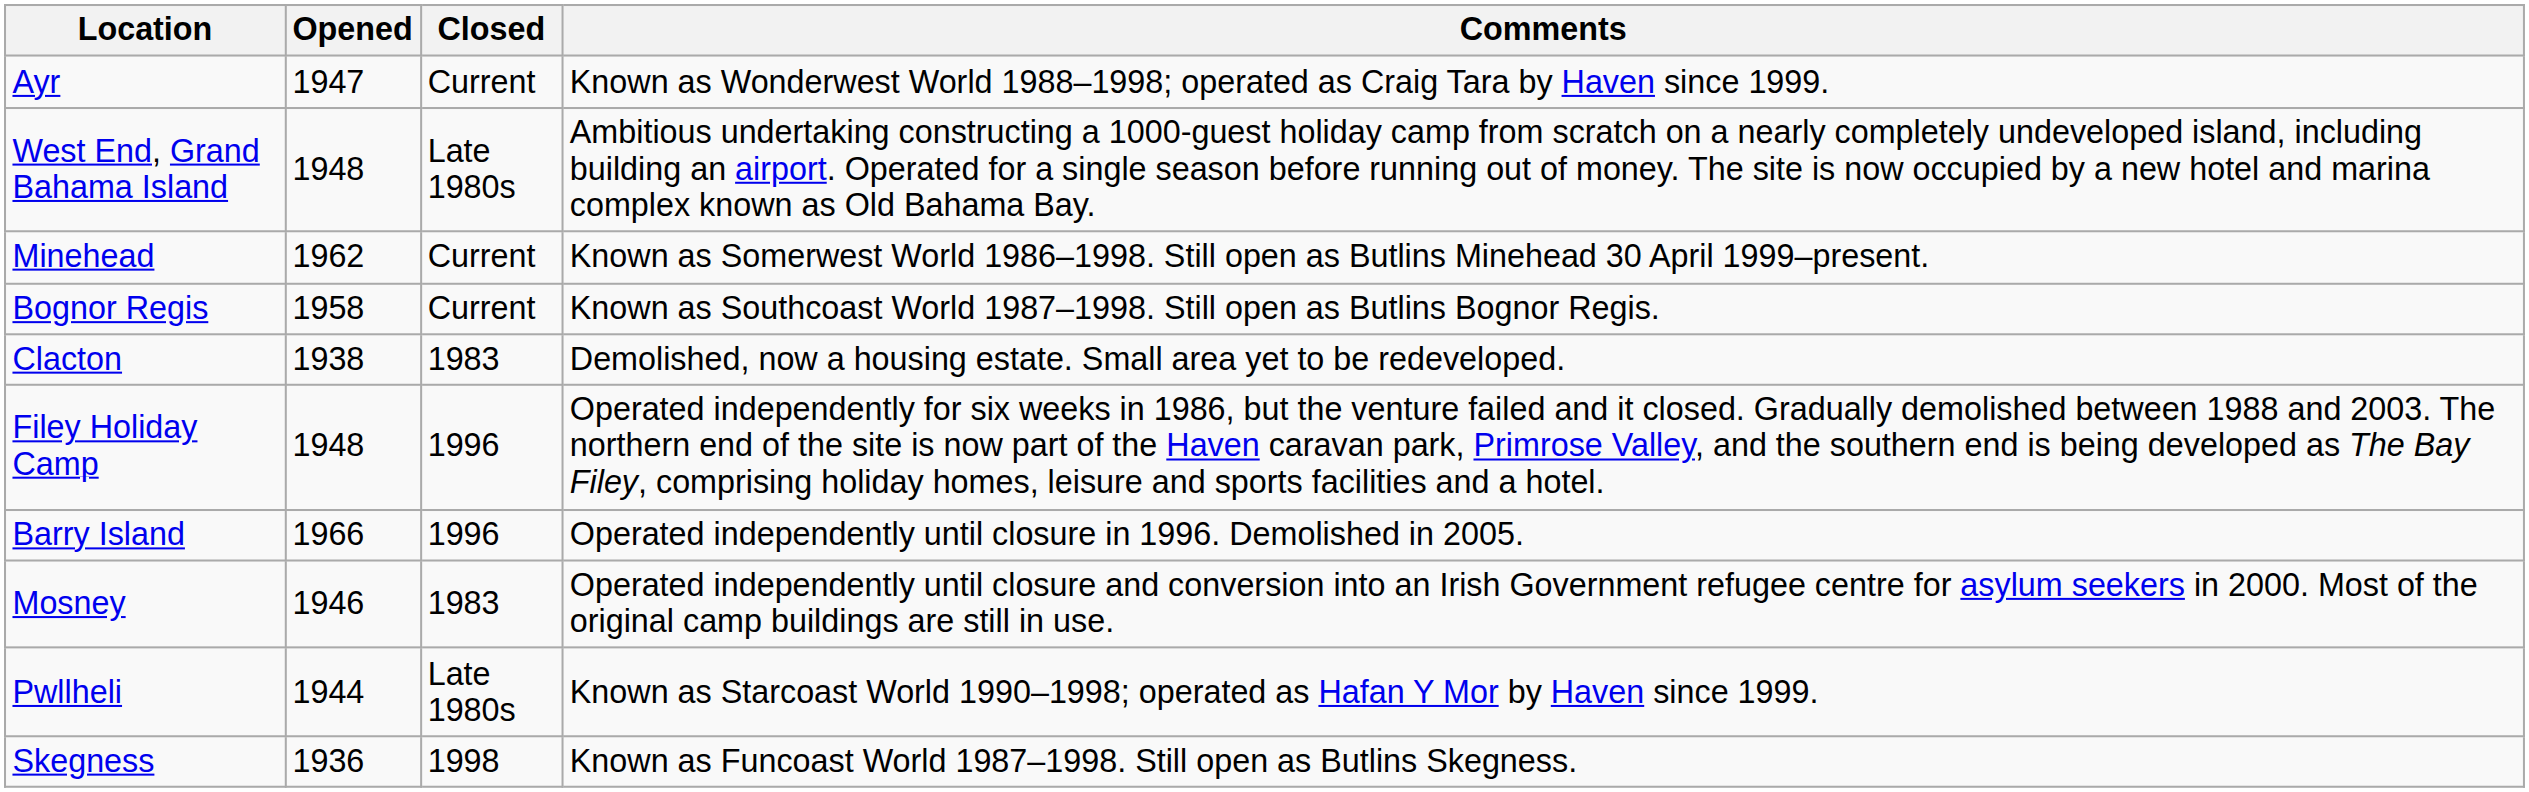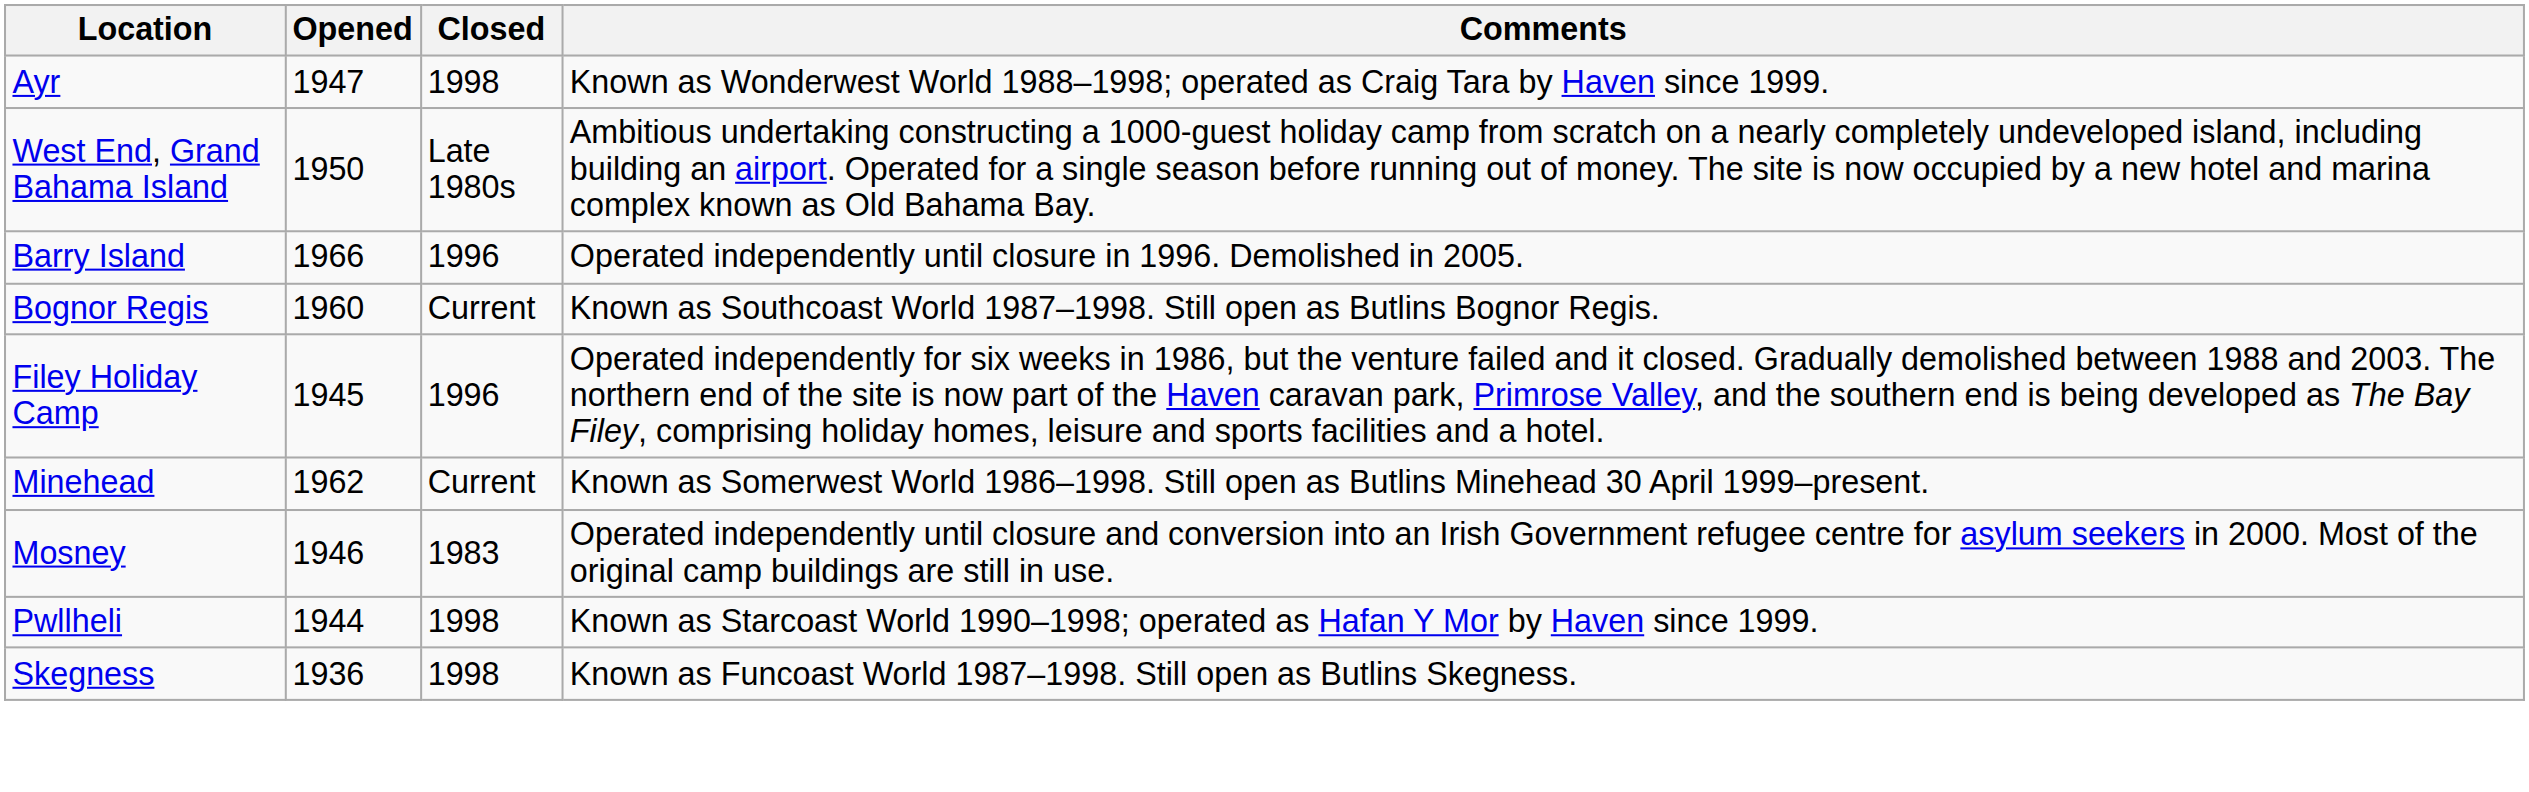(482, 81) Current -> (464, 81) 1998
(328, 169) 1948 -> (328, 169) 1950
rows swapped: (99, 534) <-> (83, 256)
(328, 307) 1958 -> (328, 307) 1960
- row: (67, 359)
(328, 446) 1948 -> (328, 395) 1945
(472, 691) Late 1980s -> (464, 621) 1998
